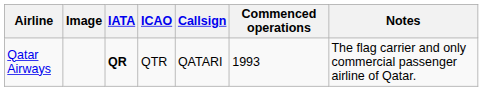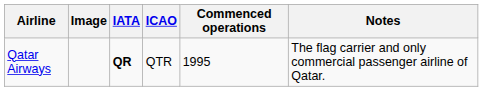- column: (202, 21)
(246, 62) 1993 -> (197, 62) 1995
